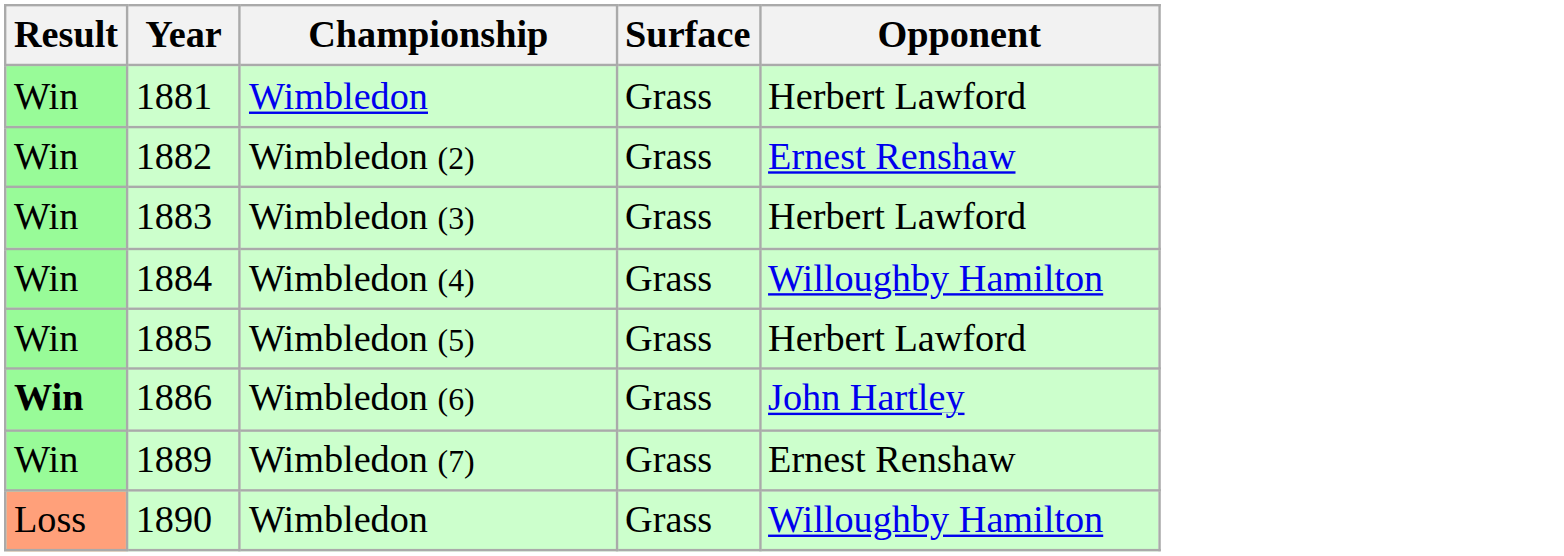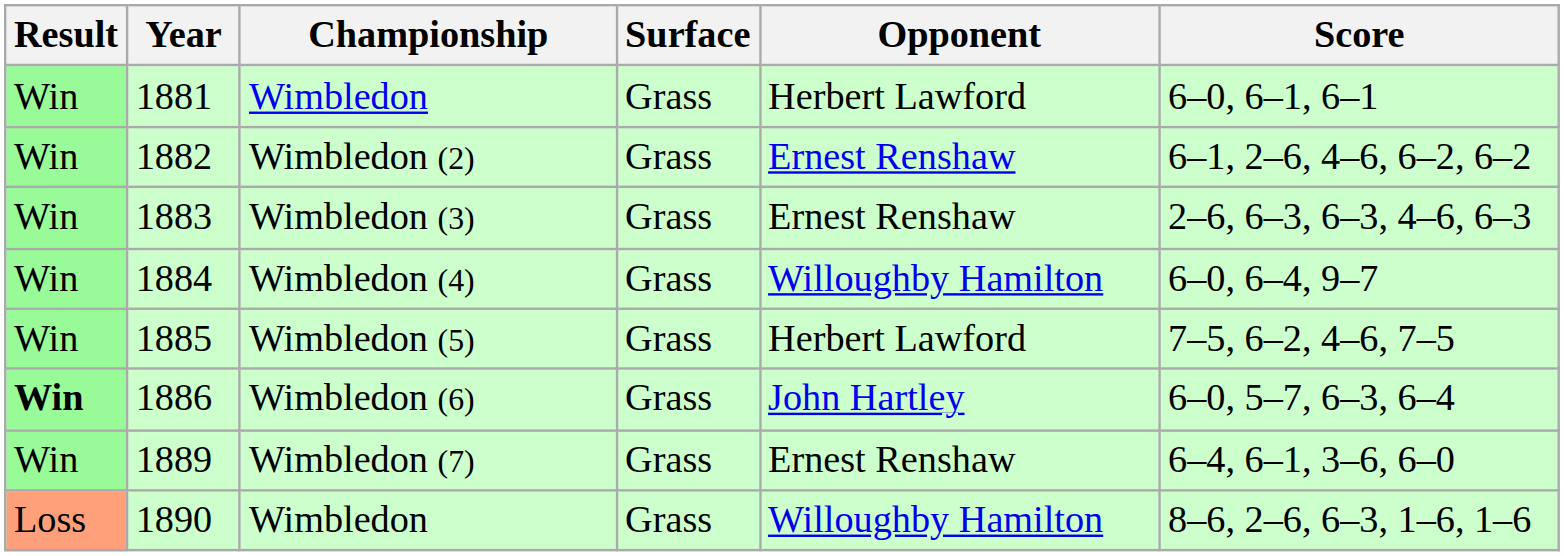+ column: (1359, 34)
(897, 216) Herbert Lawford -> (892, 216) Ernest Renshaw
